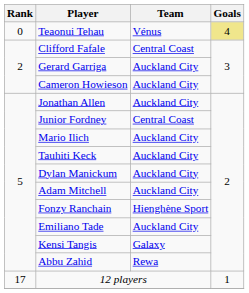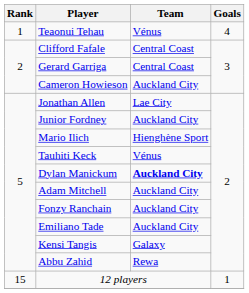(20, 31) 0 -> (20, 31) 1
(227, 31) khaki background -> (227, 31) no background
(165, 66) Auckland City -> (163, 66) Central Coast
(165, 102) Auckland City -> (152, 102) Lae City
(163, 119) Central Coast -> (165, 119) Auckland City
(165, 137) Auckland City -> (170, 137) Hienghène Sport
(165, 155) Auckland City -> (147, 155) Vénus
(165, 173) normal -> (168, 173) bold
(170, 208) Hienghène Sport -> (165, 208) Auckland City
(20, 279) 17 -> (20, 279) 15
